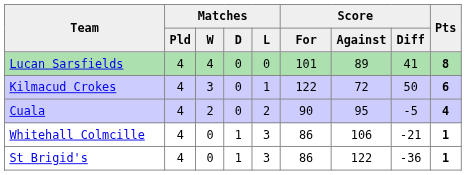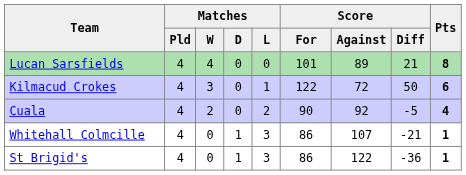(411, 64) 41 -> (411, 64) 21
(362, 111) 95 -> (362, 111) 92
(362, 135) 106 -> (362, 135) 107
